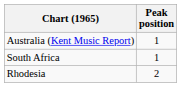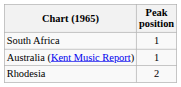rows swapped: (70, 40) <-> (33, 57)
